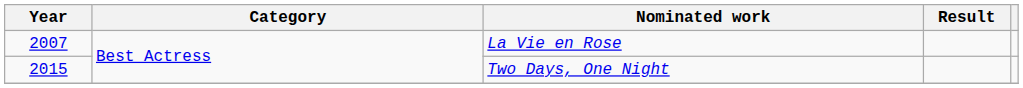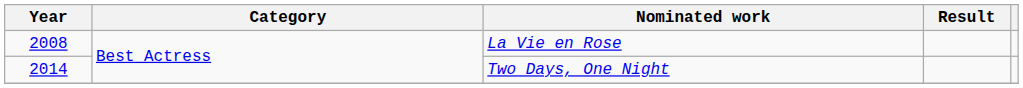(48, 44) 2007 -> (48, 44) 2008
(48, 70) 2015 -> (48, 70) 2014
